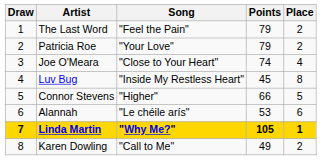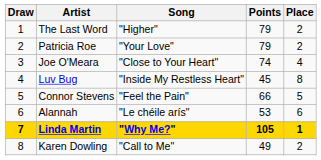(154, 29) "Feel the Pain" -> (138, 29) "Higher"
(138, 96) "Higher" -> (154, 96) "Feel the Pain"
